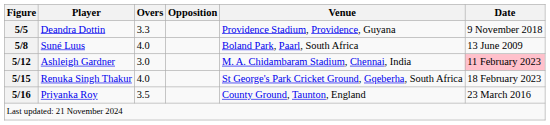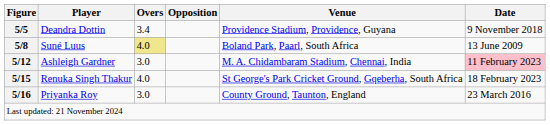(143, 29) 3.3 -> (143, 29) 3.4
(143, 45) no background -> (143, 45) khaki background
(143, 95) 3.5 -> (143, 95) 3.0
